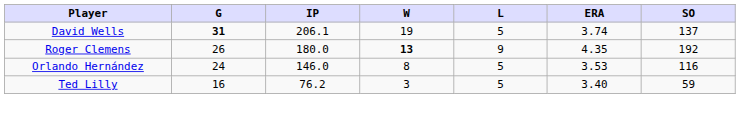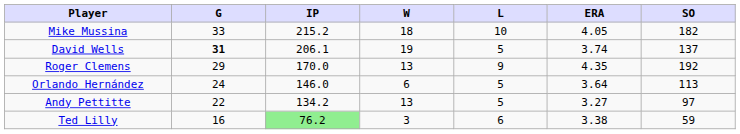+ row: (88, 31)
(219, 49) 26 -> (219, 67) 29
(312, 49) 180.0 -> (312, 67) 170.0
(406, 49) bold -> (406, 67) normal
(406, 67) 8 -> (406, 85) 6
(594, 67) 3.53 -> (594, 85) 3.64
(688, 67) 116 -> (688, 85) 113
+ row: (88, 102)
(312, 85) no background -> (312, 120) lightgreen background
(500, 85) 5 -> (500, 120) 6
(594, 85) 3.40 -> (594, 120) 3.38
